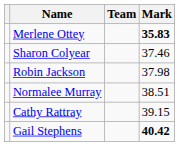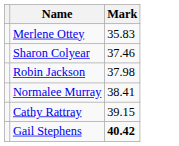- column: (122, 14)
(156, 33) bold -> (121, 33) normal
(156, 92) 38.51 -> (121, 92) 38.41
